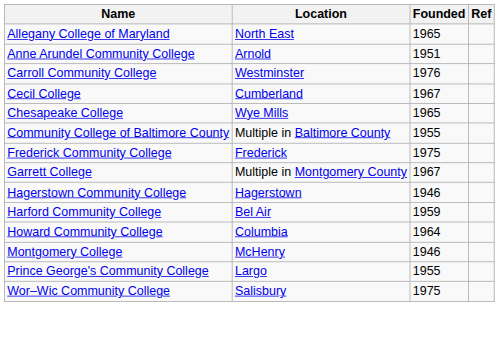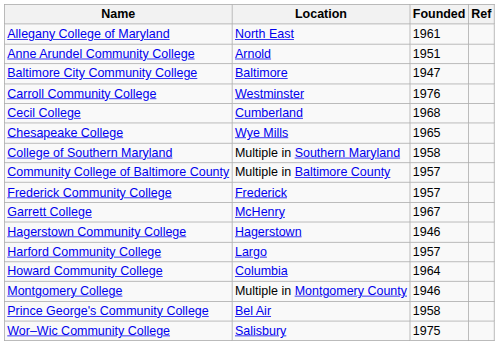(427, 34) 1965 -> (427, 34) 1961
+ row: (102, 73)
(427, 93) 1967 -> (427, 113) 1968
+ row: (90, 152)
(427, 133) 1955 -> (427, 172) 1957
(427, 152) 1975 -> (427, 192) 1957
(321, 172) Multiple in Montgomery County -> (260, 212) McHenry
(253, 212) Bel Air -> (251, 251) Largo
(427, 212) 1959 -> (427, 251) 1957
(260, 251) McHenry -> (321, 291) Multiple in Montgomery County
(251, 271) Largo -> (253, 311) Bel Air
(427, 271) 1955 -> (427, 311) 1958
